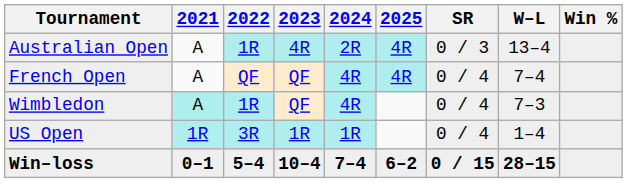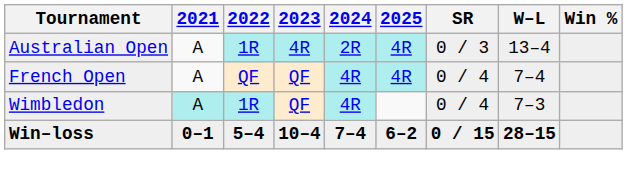- row: (46, 134)
